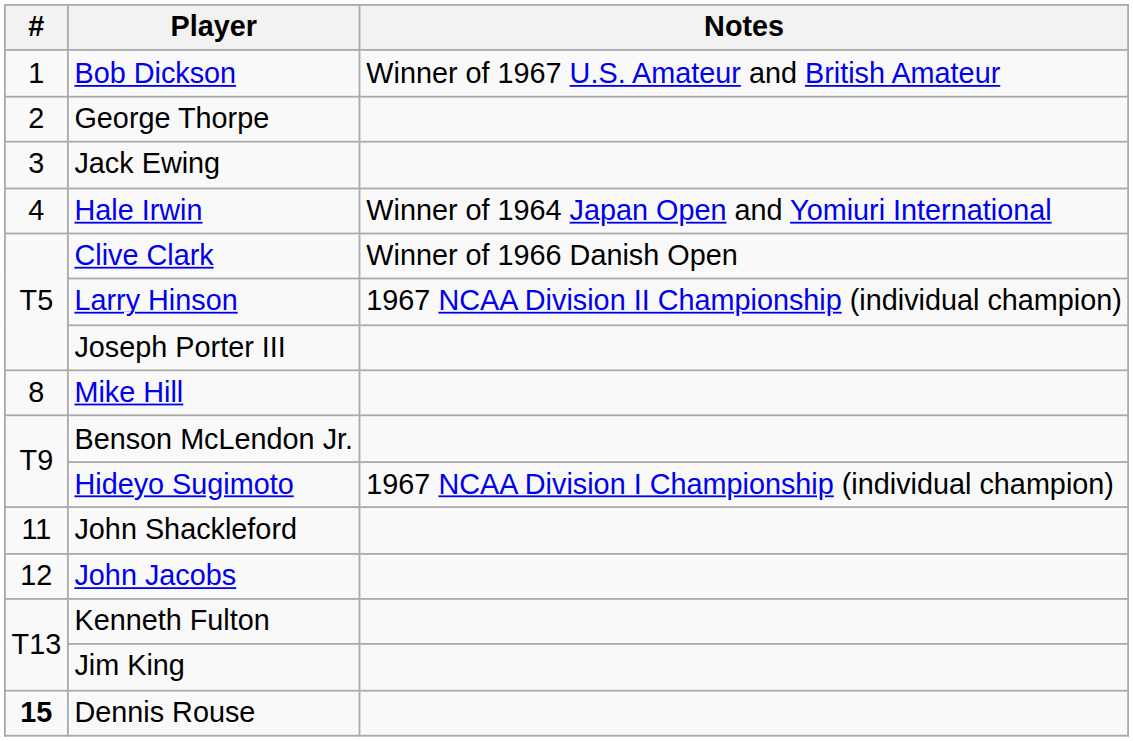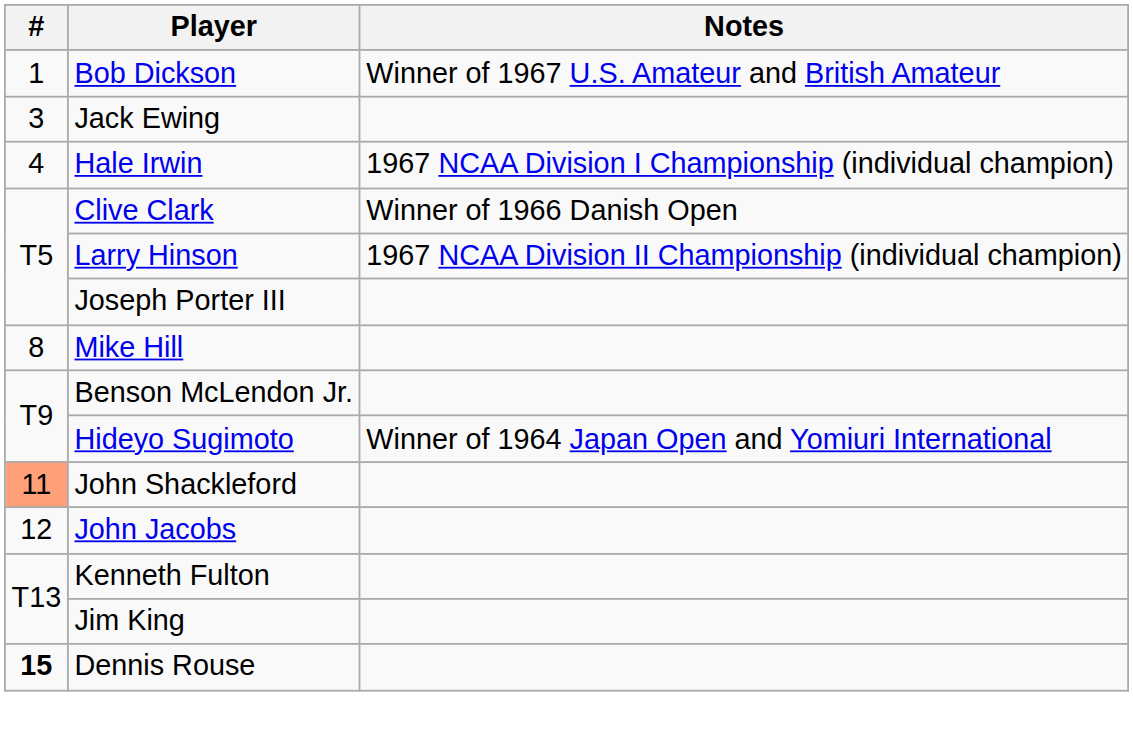- row: (172, 118)
(709, 210) Winner of 1964 Japan Open and Yomiuri International -> (740, 164) 1967 NCAA Division I Championship (individual champion)
(740, 484) 1967 NCAA Division I Championship (individual champion) -> (709, 438) Winner of 1964 Japan Open and Yomiuri International
(36, 529) no background -> (36, 484) lightsalmon background
